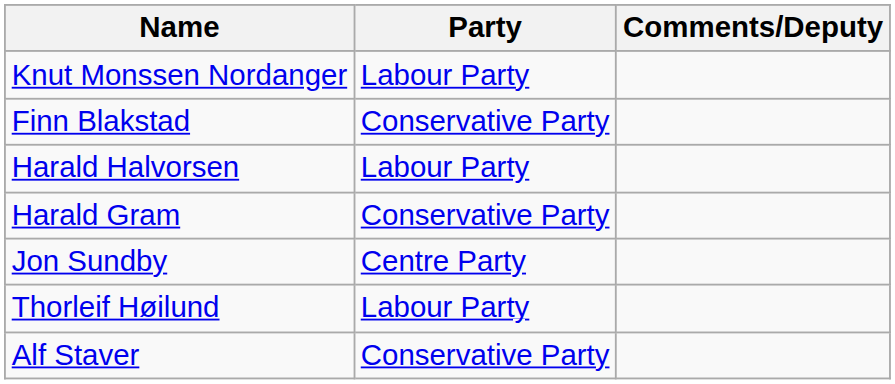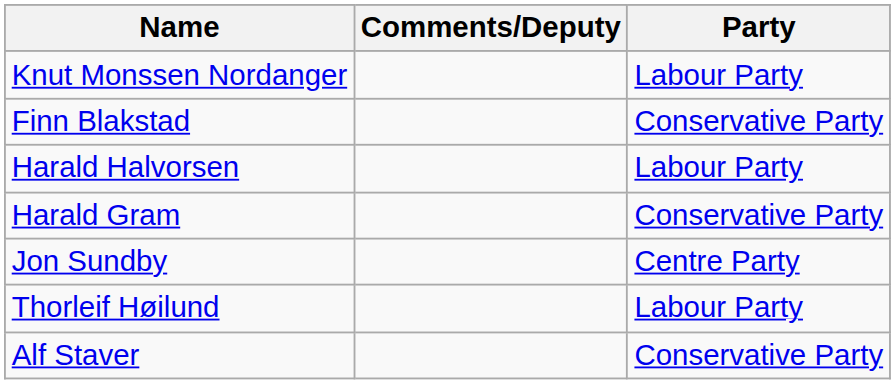columns swapped: (485, 27) <-> (753, 27)
